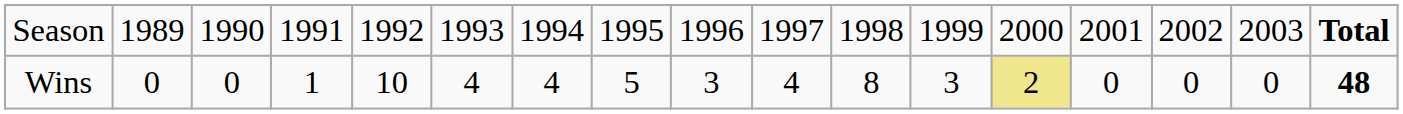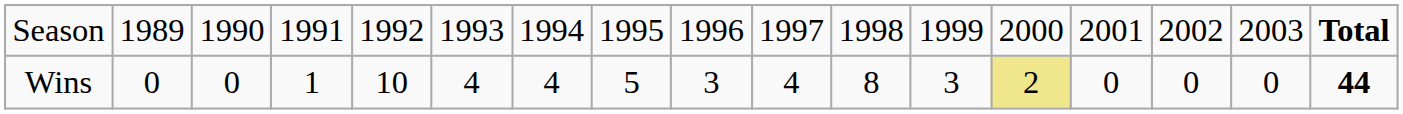(1354, 81) 48 -> (1354, 81) 44
